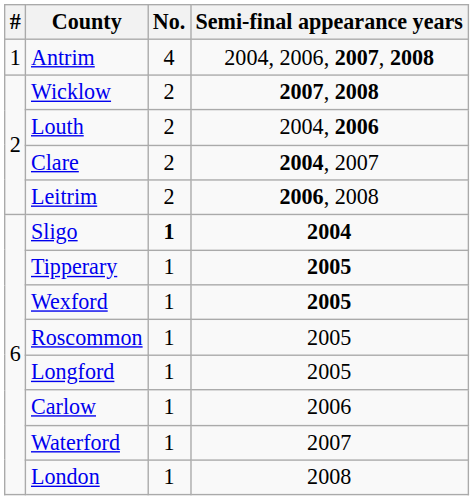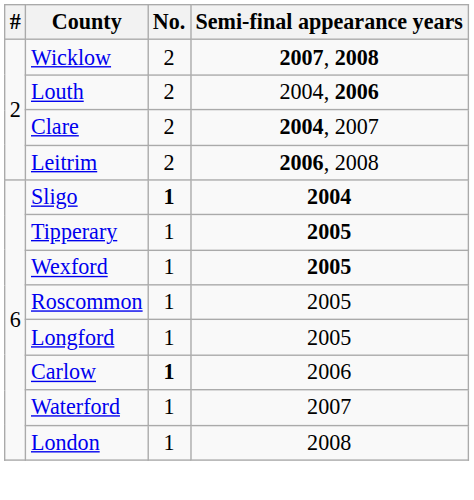- row: (63, 57)
(169, 407) normal -> (169, 372) bold
